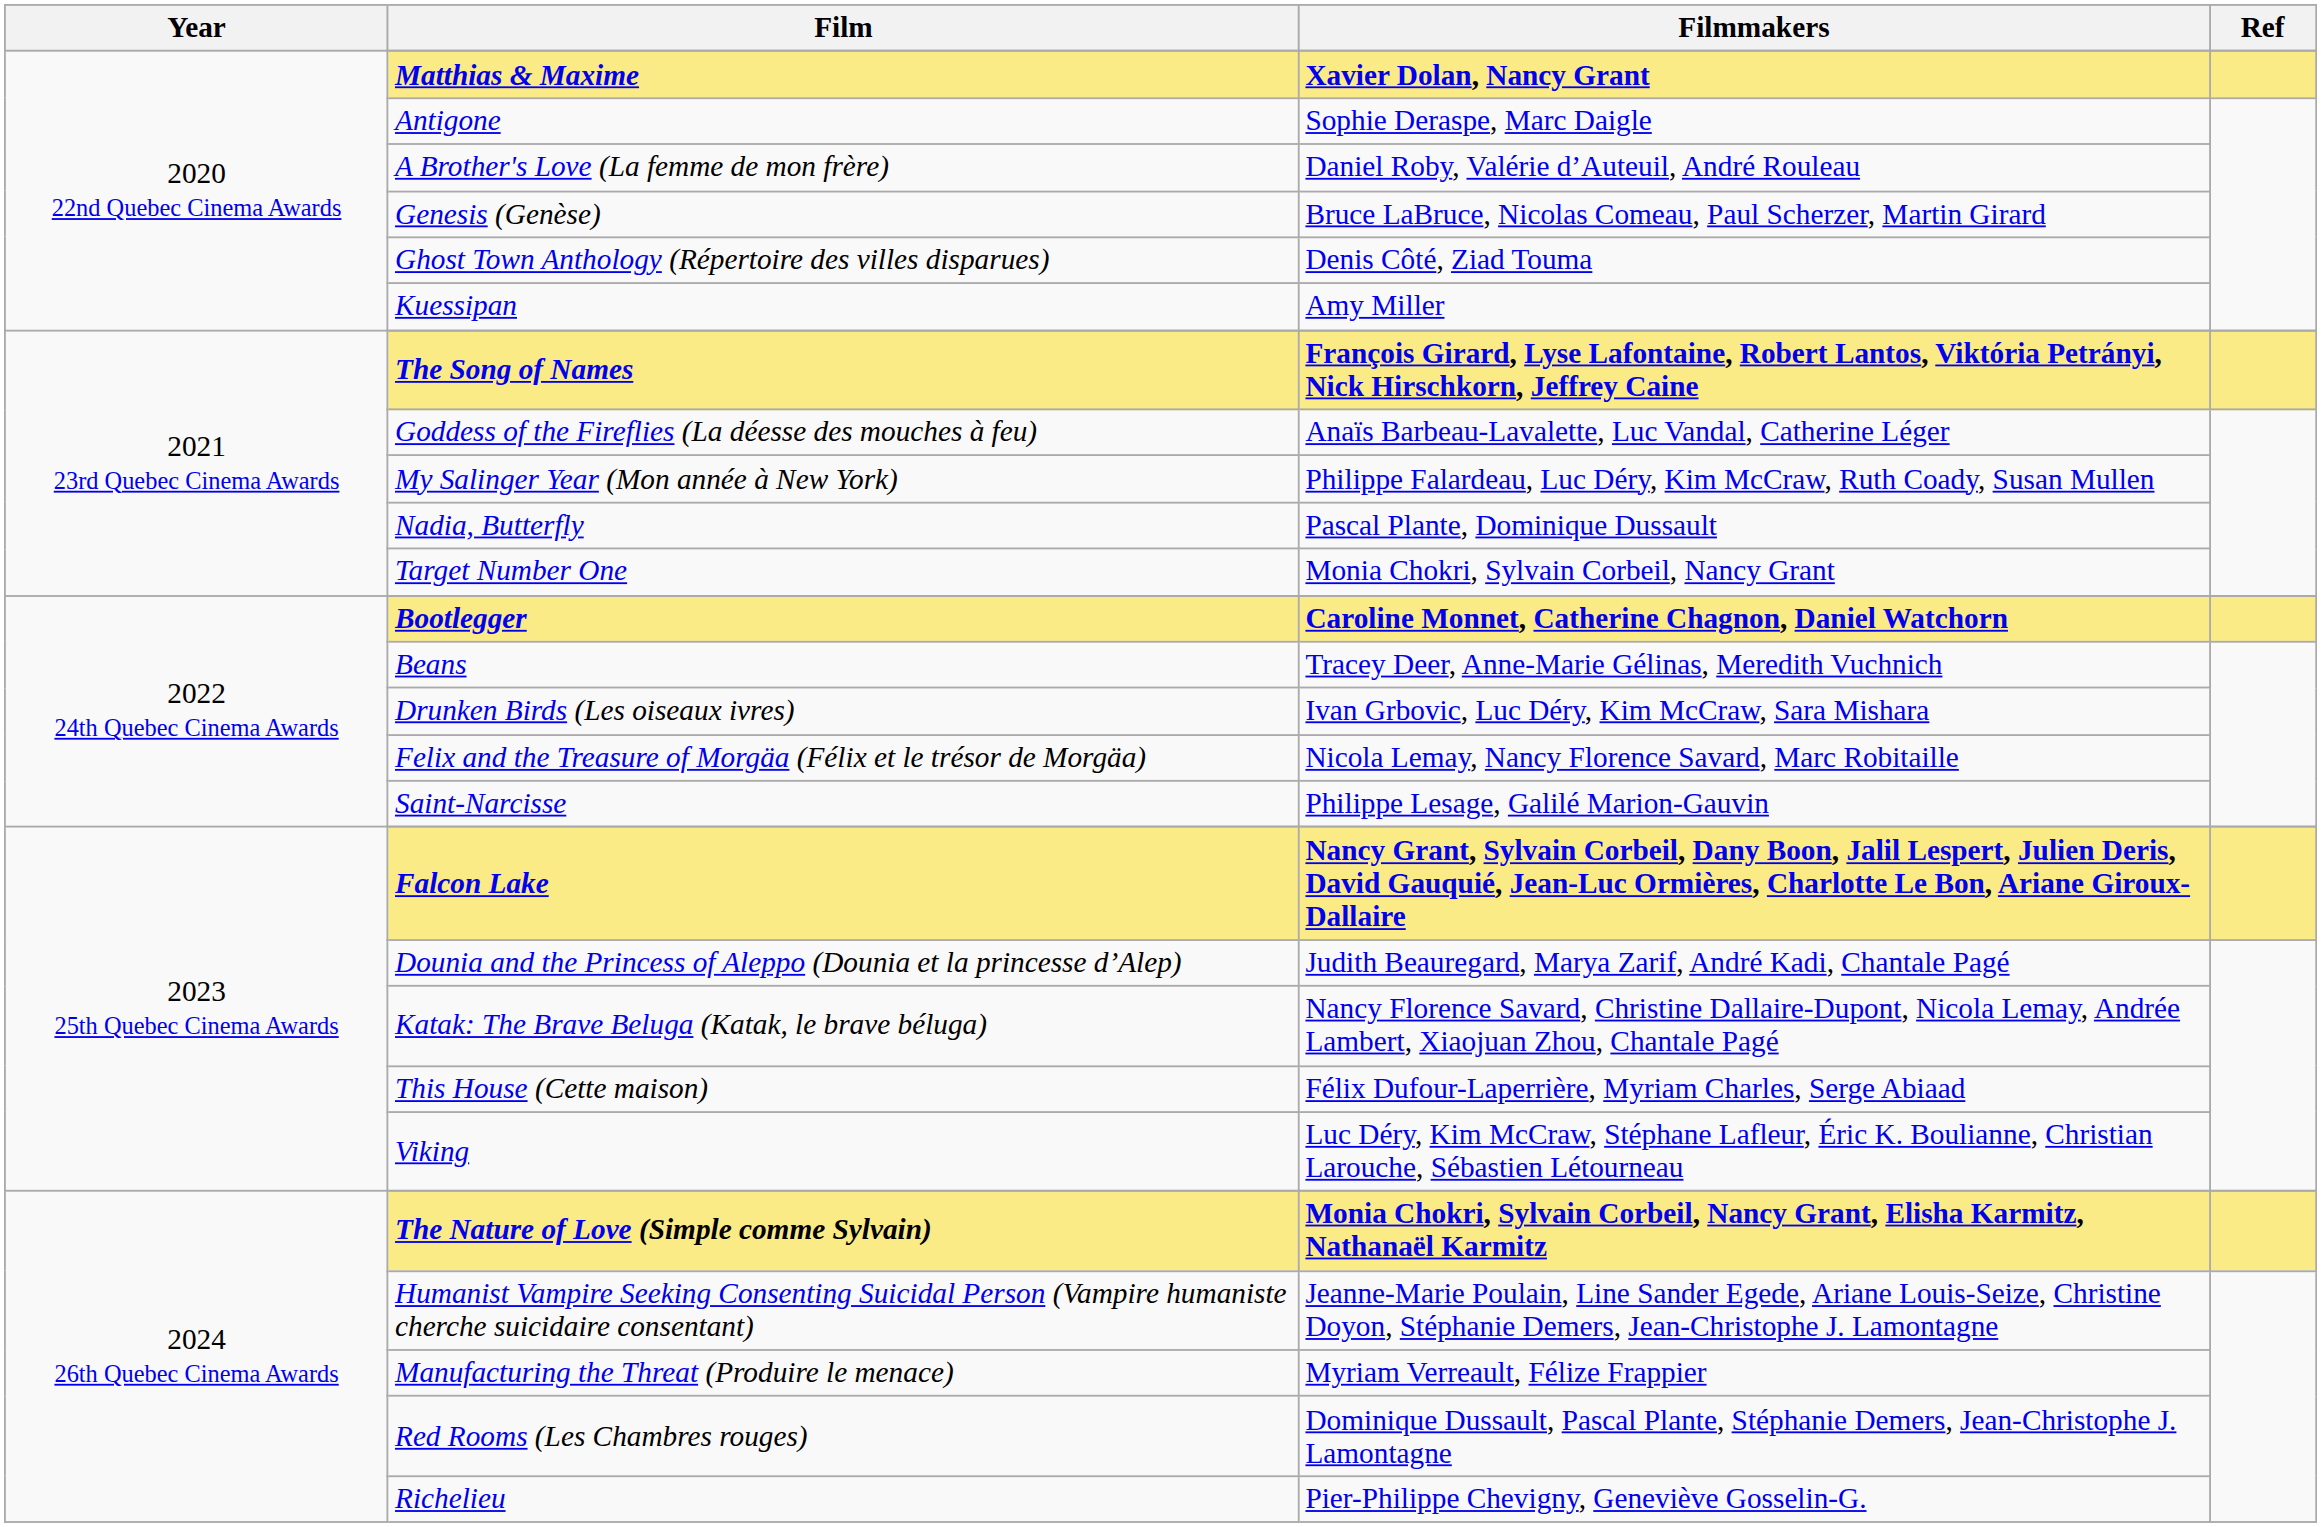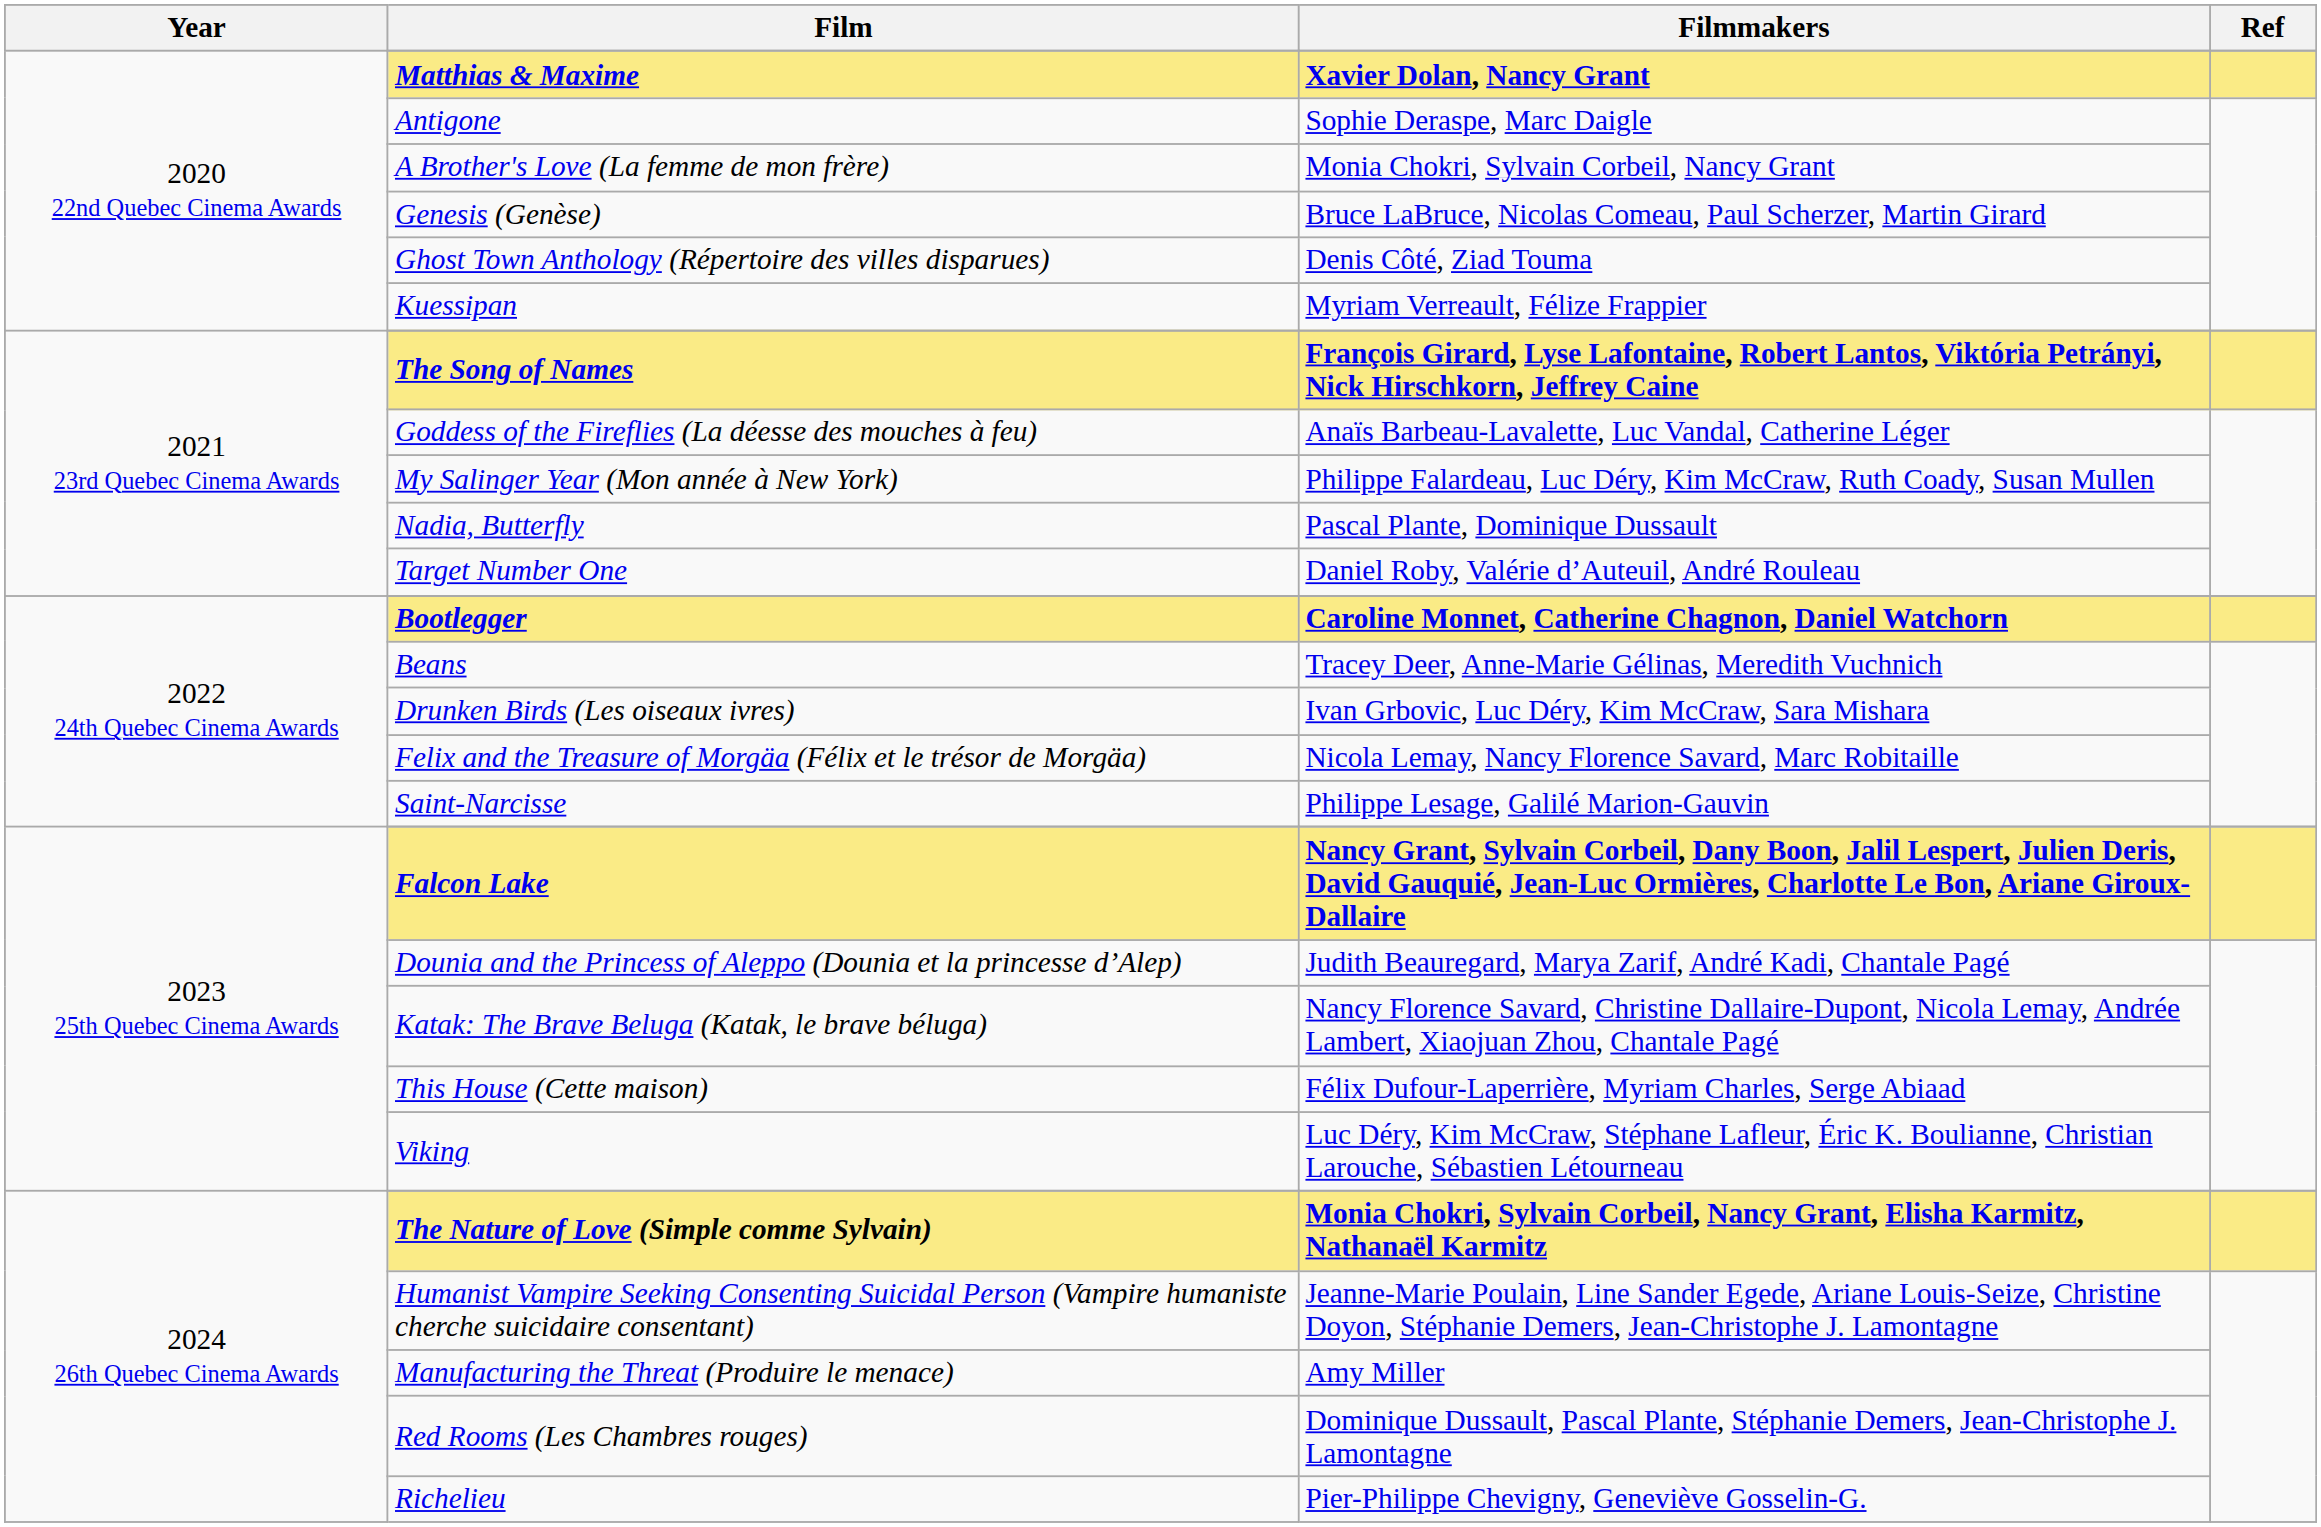(1583, 167) Daniel Roby, Valérie d’Auteuil, André Rouleau -> (1570, 167) Monia Chokri, Sylvain Corbeil, Nancy Grant
(1375, 306) Amy Miller -> (1506, 306) Myriam Verreault, Félize Frappier
(1570, 571) Monia Chokri, Sylvain Corbeil, Nancy Grant -> (1583, 571) Daniel Roby, Valérie d’Auteuil, André Rouleau
(1506, 1372) Myriam Verreault, Félize Frappier -> (1375, 1372) Amy Miller
